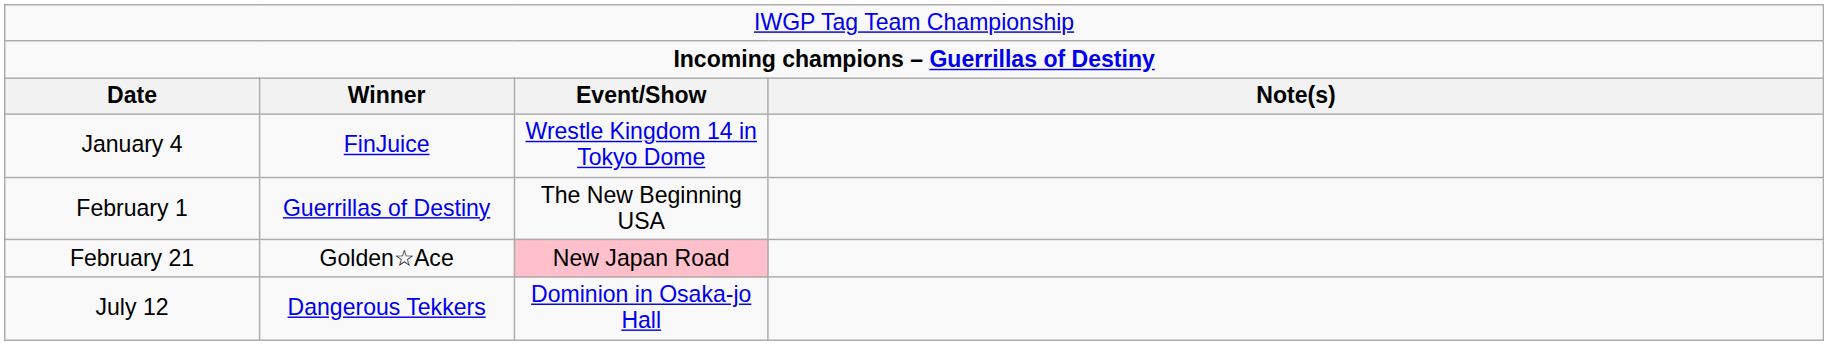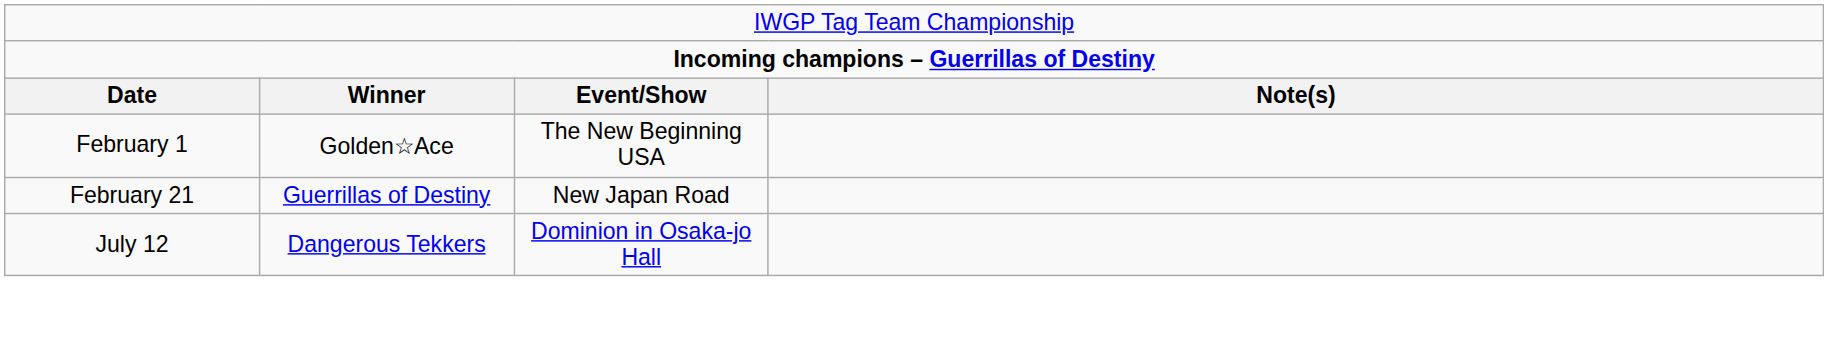- row: (132, 145)
(387, 207) Guerrillas of Destiny -> (387, 146) Golden☆Ace
(387, 258) Golden☆Ace -> (387, 194) Guerrillas of Destiny
(641, 258) pink background -> (641, 194) no background
